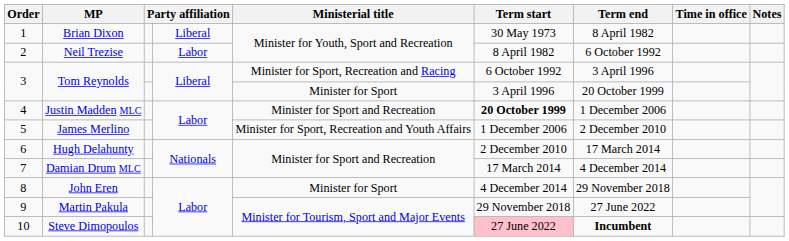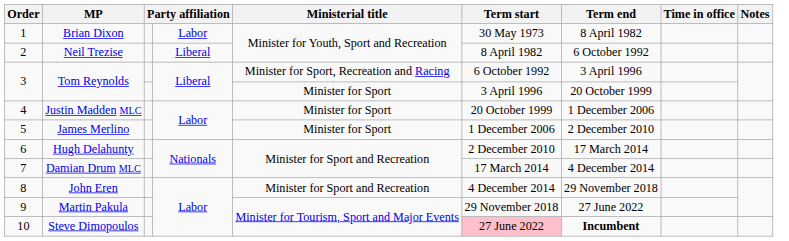(193, 33) Liberal -> (193, 33) Labor
(193, 52) Labor -> (193, 52) Liberal
(353, 110) Minister for Sport and Recreation -> (347, 110) Minister for Sport
(523, 110) bold -> (512, 110) normal
(353, 129) Minister for Sport, Recreation and Youth Affairs -> (347, 129) Minister for Sport
(353, 187) Minister for Sport -> (347, 187) Minister for Sport and Recreation
